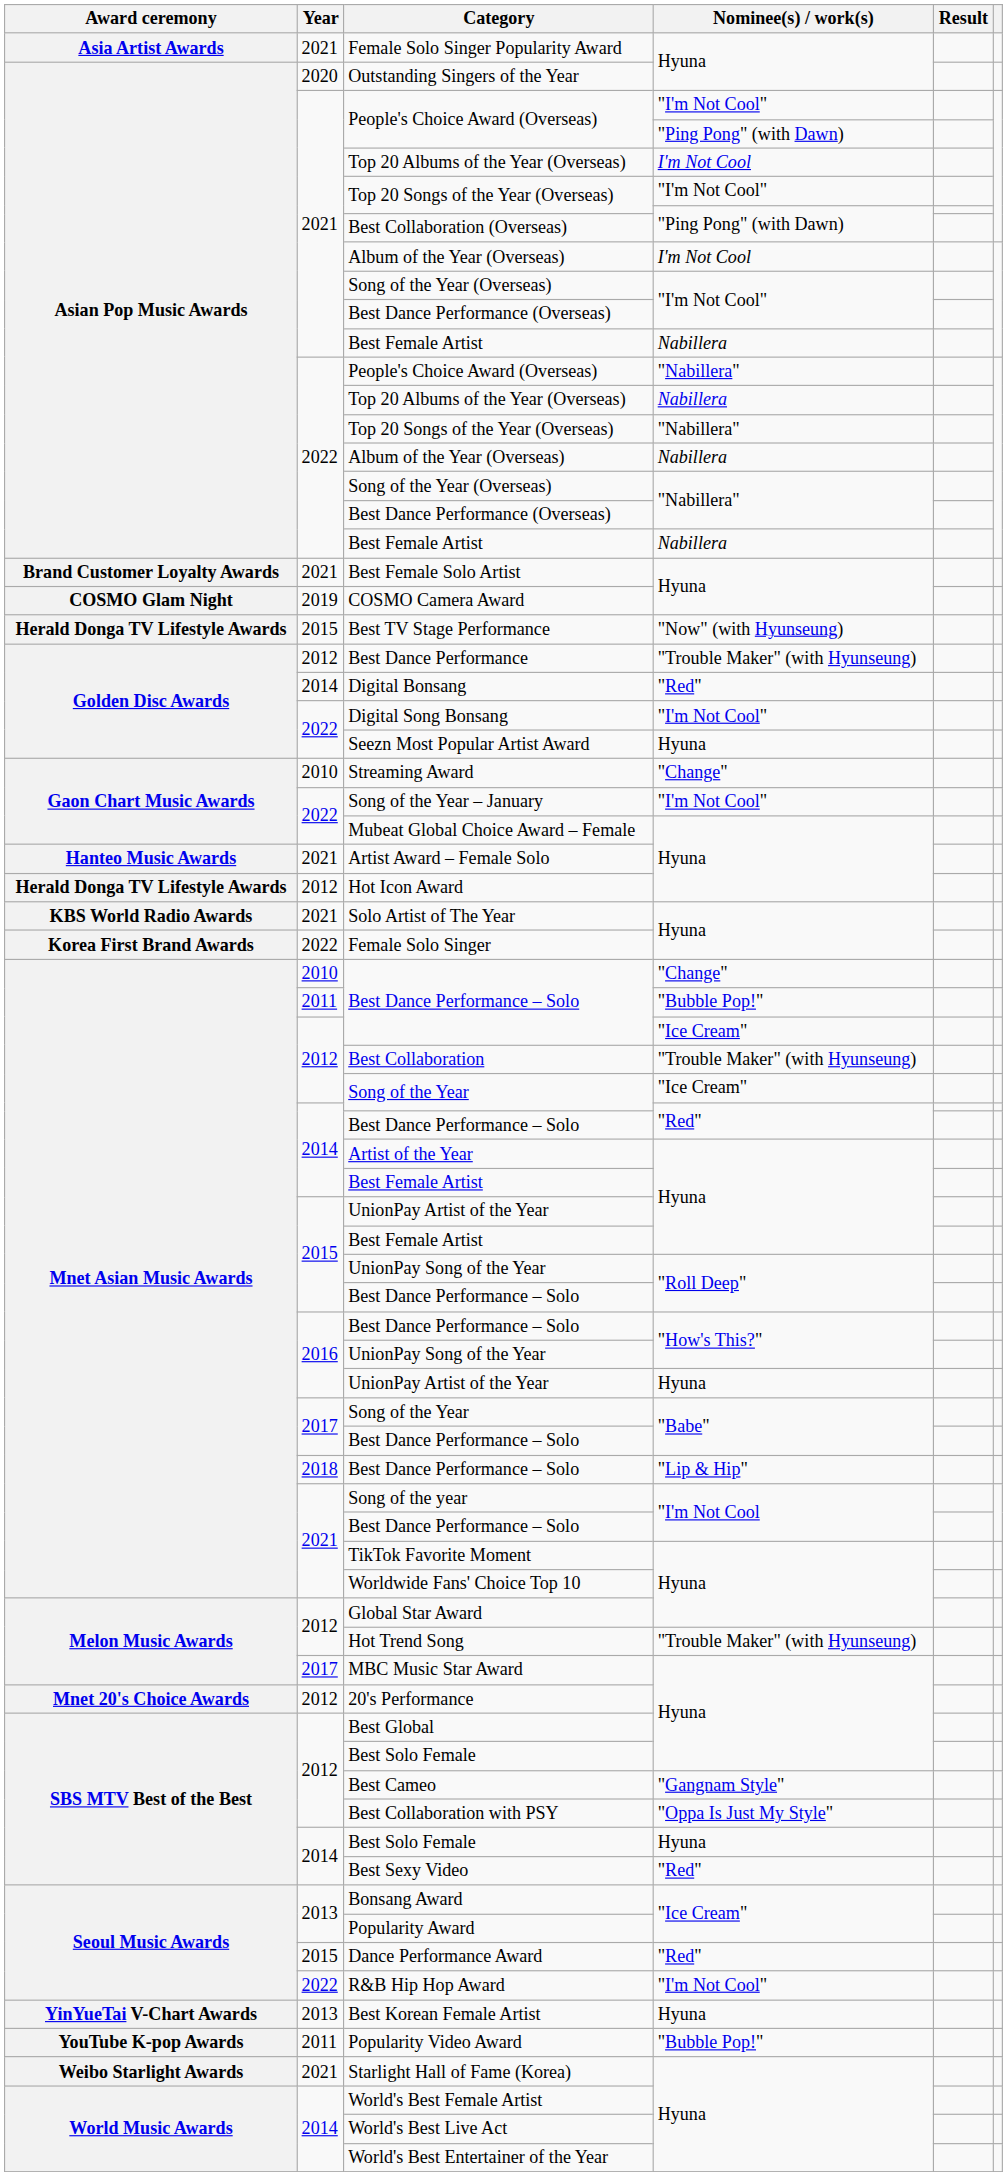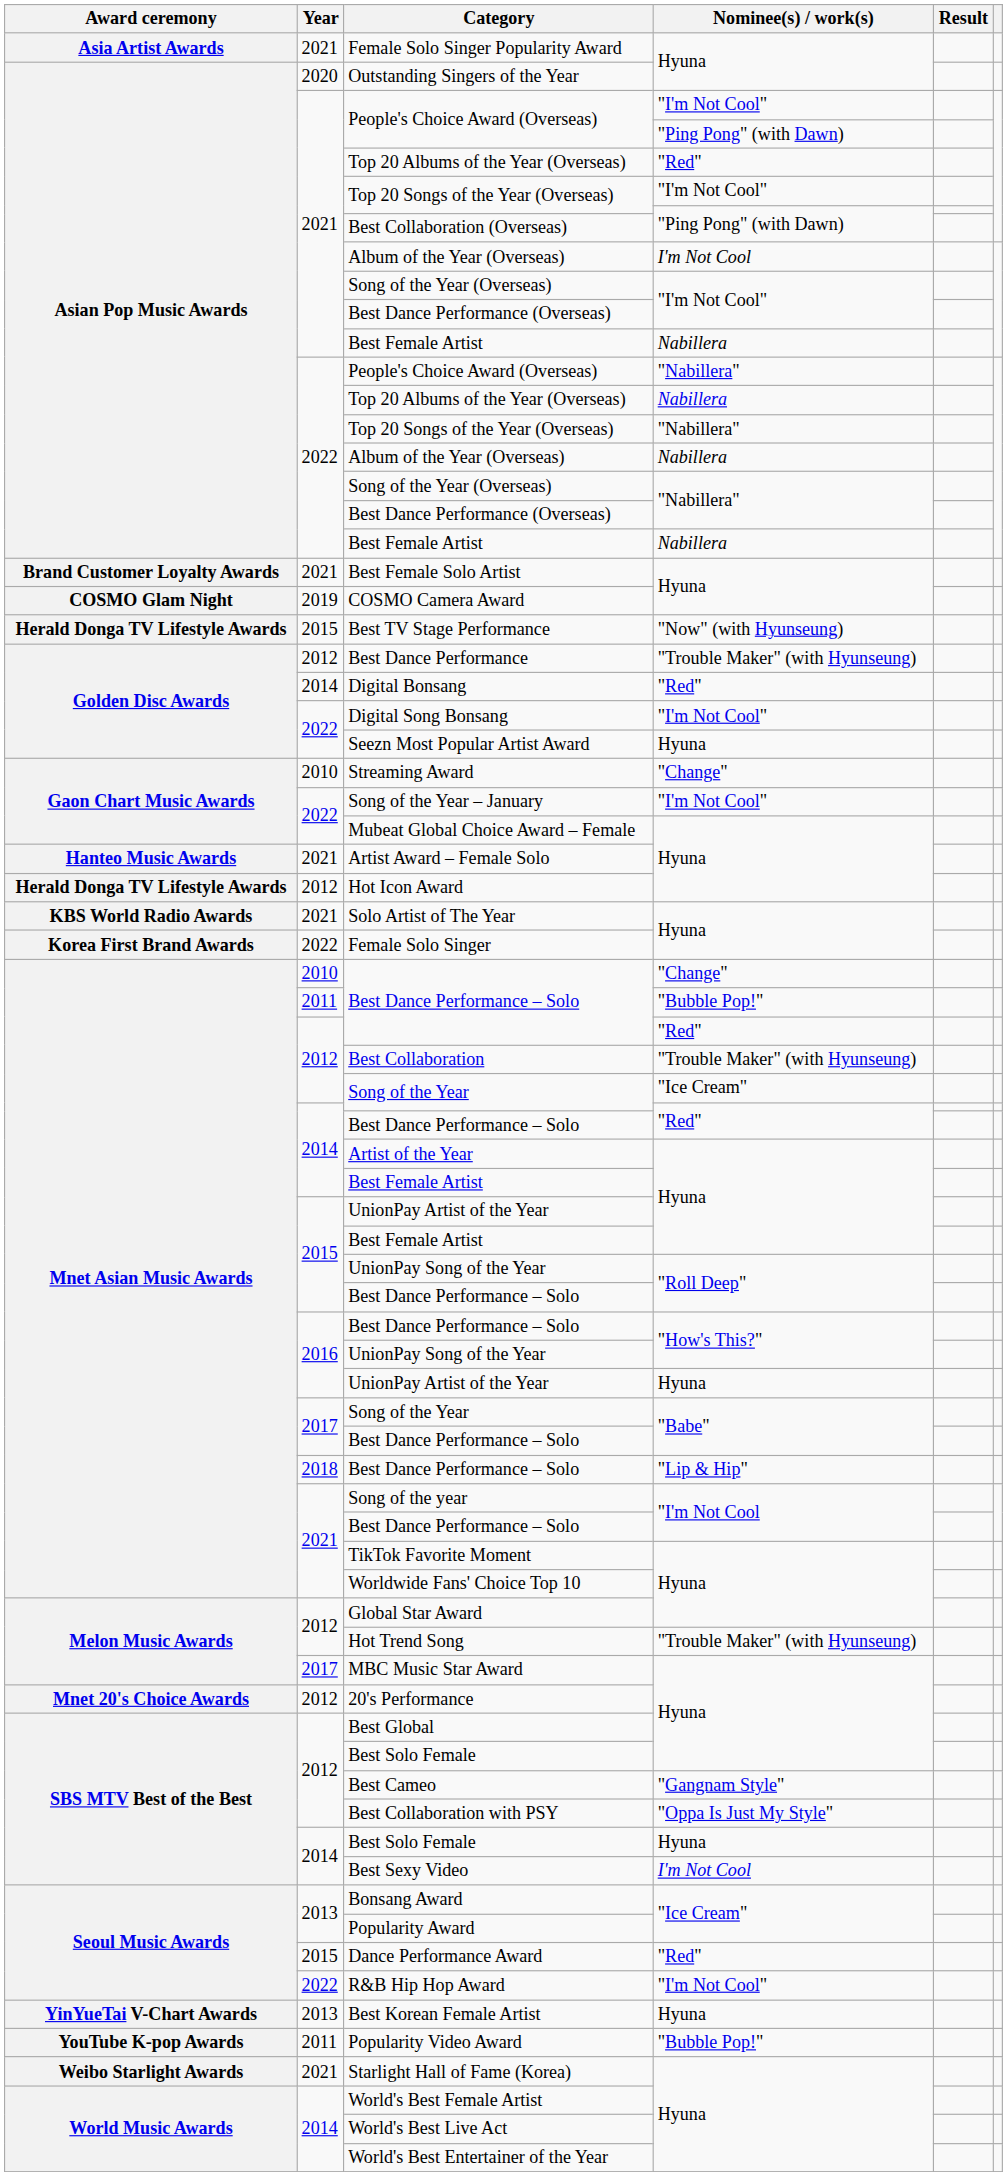(704, 162) I'm Not Cool -> (680, 162) "Red"
(702, 1030) "Ice Cream" -> (680, 1030) "Red"
(680, 1870) "Red" -> (704, 1870) I'm Not Cool
